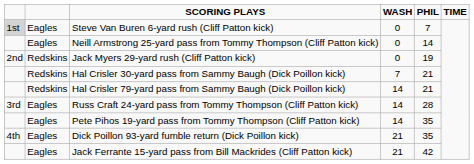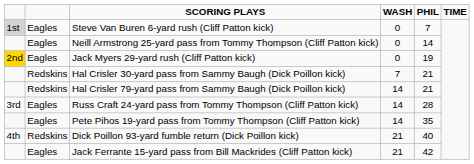(15, 58) no background -> (15, 58) gold background
(47, 58) Redskins -> (42, 58) Eagles
(42, 136) Eagles -> (47, 136) Redskins
(428, 136) 35 -> (428, 136) 40
